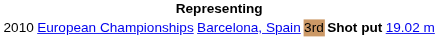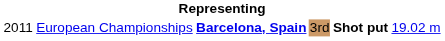(19, 27) 2010 -> (18, 27) 2011
(249, 27) normal -> (251, 27) bold
